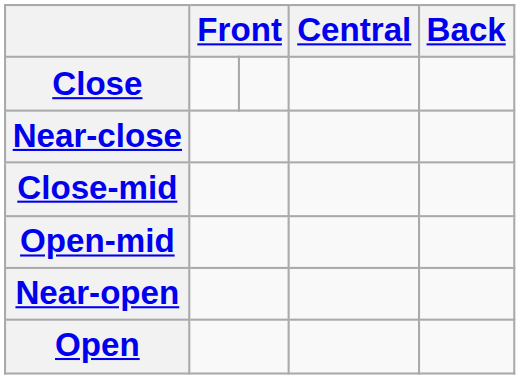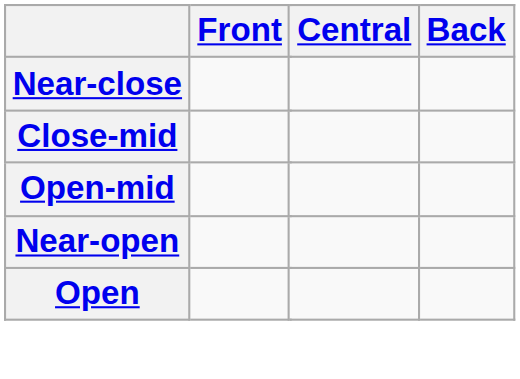- row: (97, 83)
